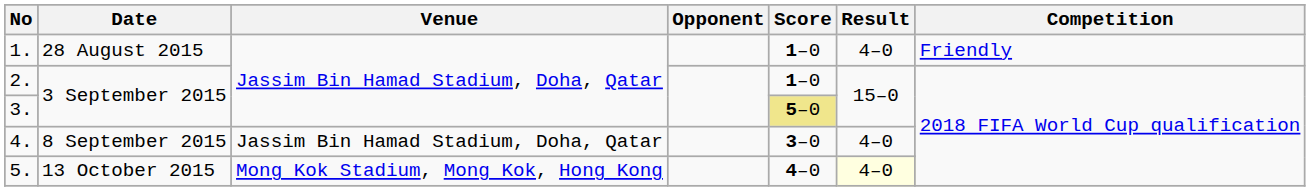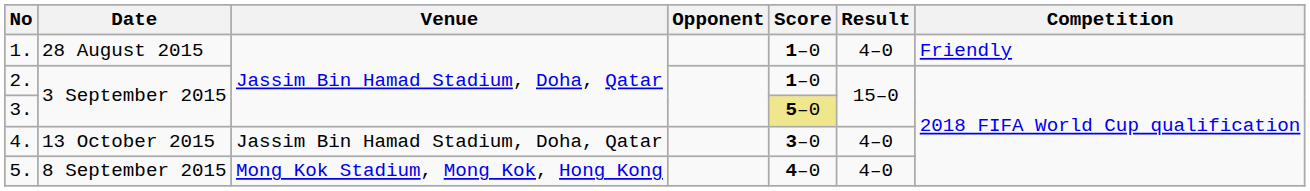(134, 141) 8 September 2015 -> (129, 141) 13 October 2015
(129, 171) 13 October 2015 -> (134, 171) 8 September 2015
(876, 171) lightyellow background -> (876, 171) no background
